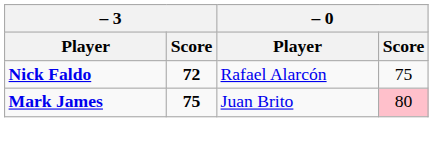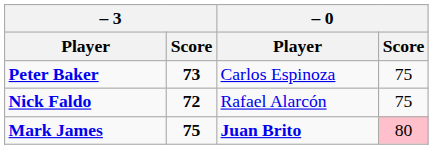+ row: (54, 74)
(257, 102) normal -> (261, 130) bold
